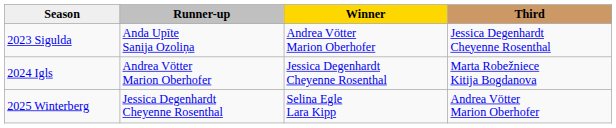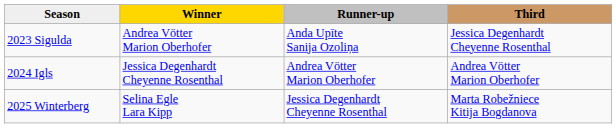columns swapped: (366, 14) <-> (202, 14)
(495, 73) Marta Robežniece Kitija Bogdanova -> (495, 73) Andrea Vötter Marion Oberhofer
(495, 106) Andrea Vötter Marion Oberhofer -> (495, 106) Marta Robežniece Kitija Bogdanova
